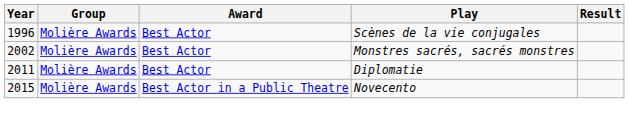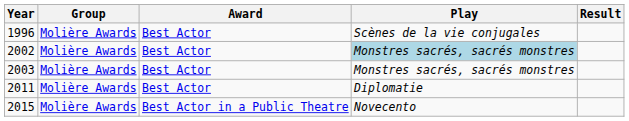(464, 51) no background -> (464, 51) lightblue background
+ row: (21, 70)
